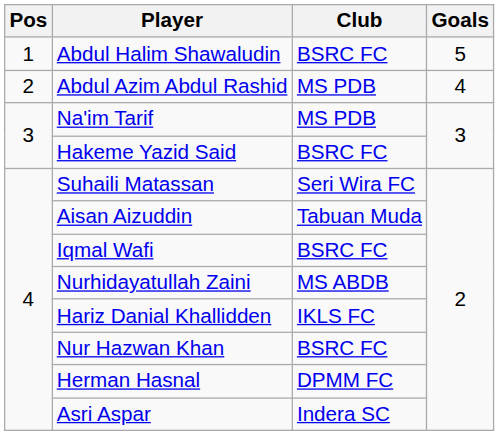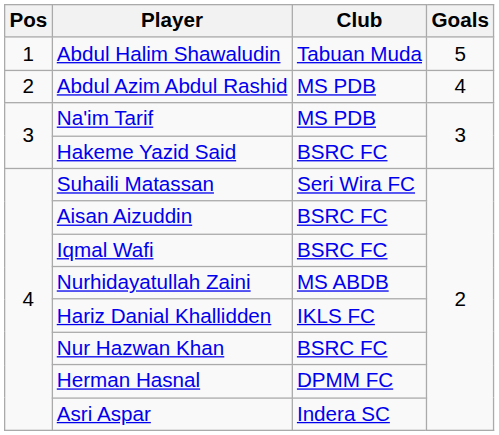(342, 53) BSRC FC -> (359, 53) Tabuan Muda
(359, 217) Tabuan Muda -> (342, 217) BSRC FC
